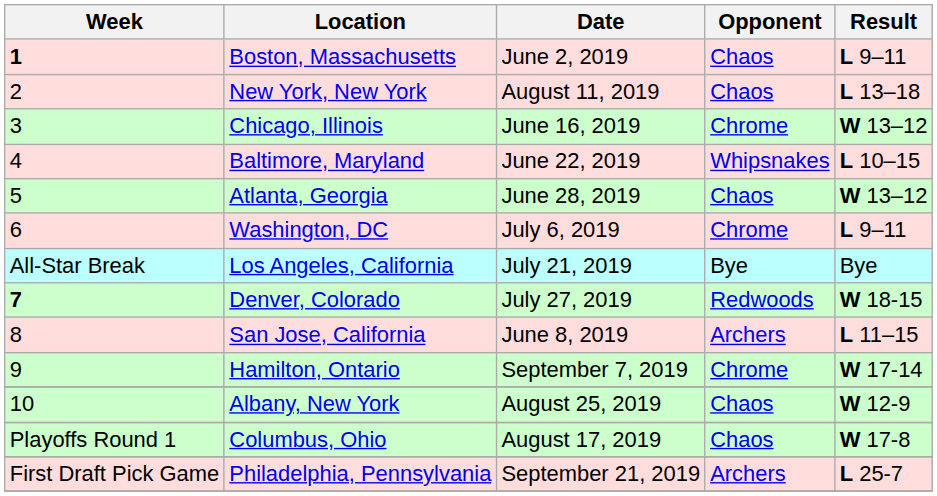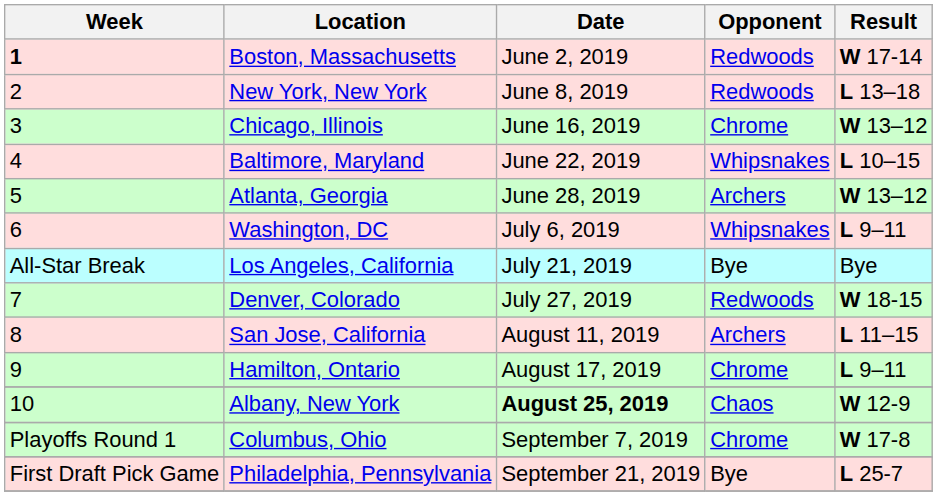(742, 56) Chaos -> (762, 56) Redwoods
(873, 56) L 9–11 -> (881, 56) W 17-14
(580, 91) August 11, 2019 -> (565, 91) June 8, 2019
(742, 91) Chaos -> (762, 91) Redwoods
(742, 195) Chaos -> (748, 195) Archers
(749, 230) Chrome -> (770, 230) Whipsnakes
(16, 299) bold -> (16, 299) normal
(565, 334) June 8, 2019 -> (580, 334) August 11, 2019
(595, 369) September 7, 2019 -> (581, 369) August 17, 2019
(881, 369) W 17-14 -> (873, 369) L 9–11
(581, 404) normal -> (585, 404) bold
(581, 439) August 17, 2019 -> (595, 439) September 7, 2019
(742, 439) Chaos -> (749, 439) Chrome
(748, 473) Archers -> (729, 473) Bye
